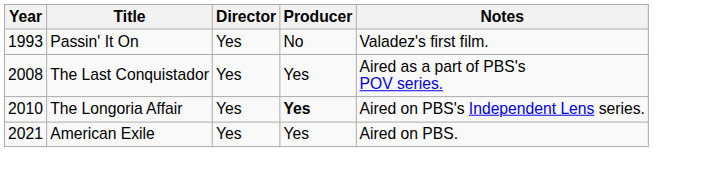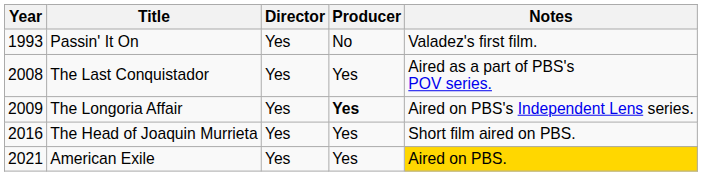(26, 109) 2010 -> (26, 109) 2009
+ row: (154, 134)
(409, 134) no background -> (458, 158) gold background
